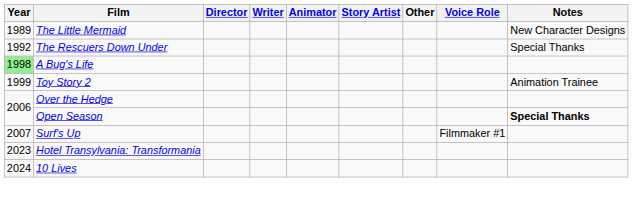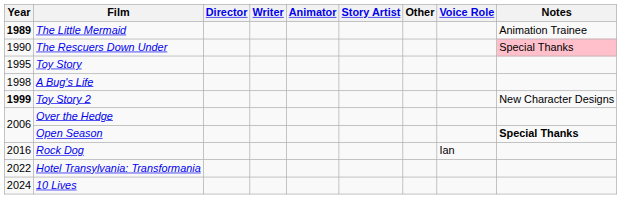(19, 30) normal -> (19, 30) bold
(568, 30) New Character Designs -> (543, 30) Animation Trainee
(19, 47) 1992 -> (19, 47) 1990
(547, 47) no background -> (536, 47) pink background
+ row: (59, 64)
(19, 64) lightgreen background -> (19, 82) no background
(19, 82) normal -> (19, 99) bold
(554, 82) Animation Trainee -> (557, 99) New Character Designs
- row: (58, 133)
+ row: (60, 151)
(19, 151) 2023 -> (19, 168) 2022
